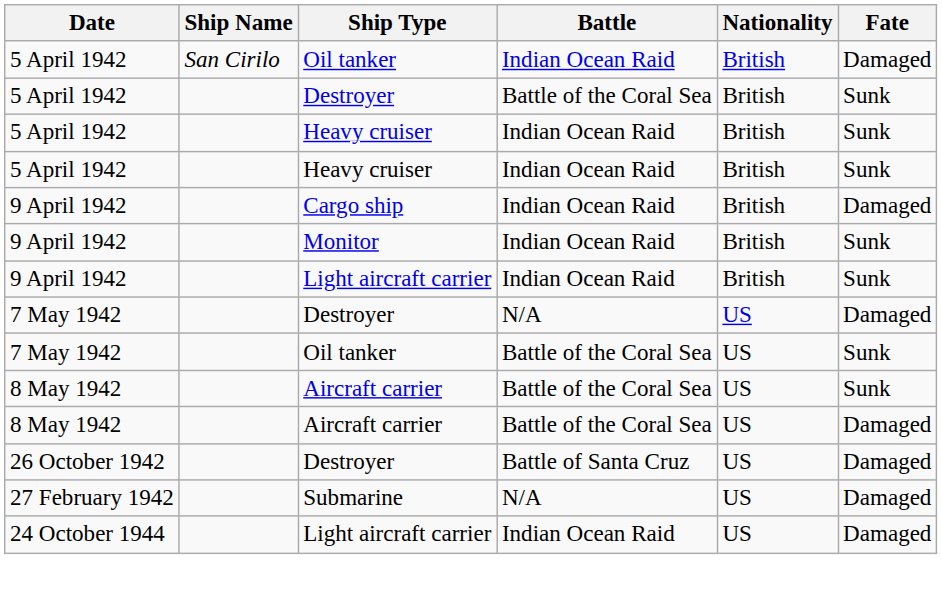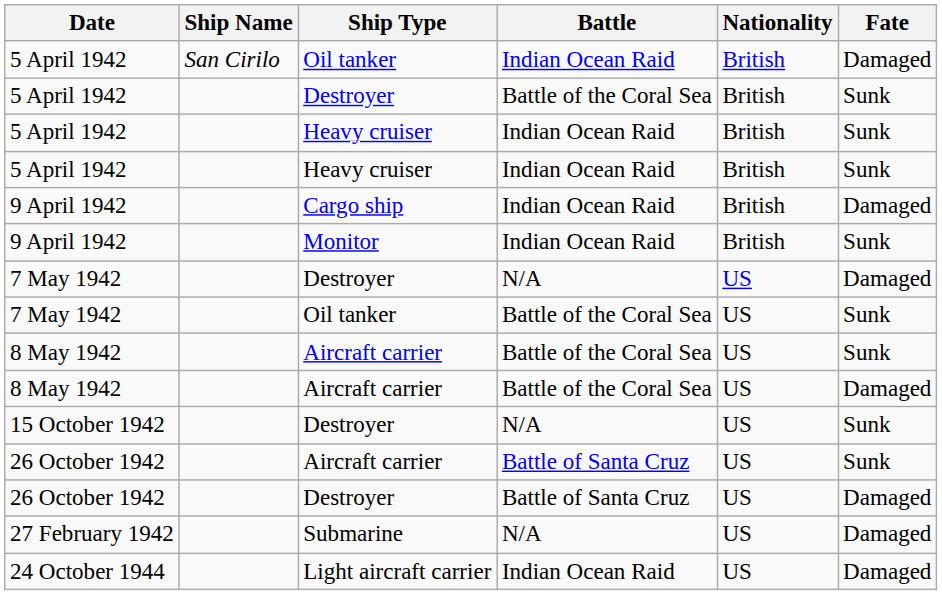- row: (68, 278)
+ row: (87, 424)
+ row: (87, 461)
